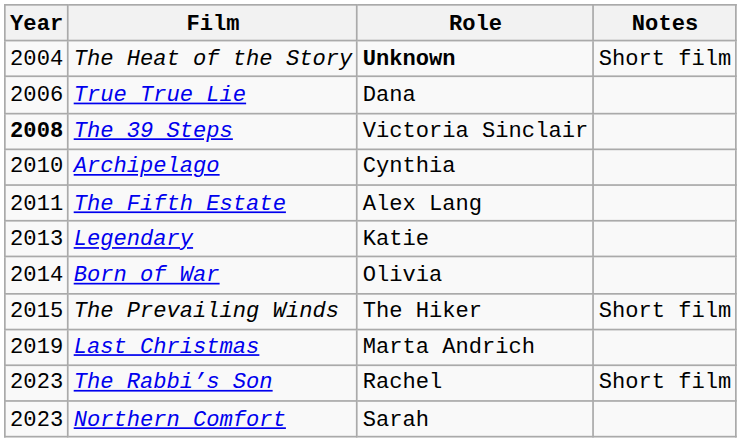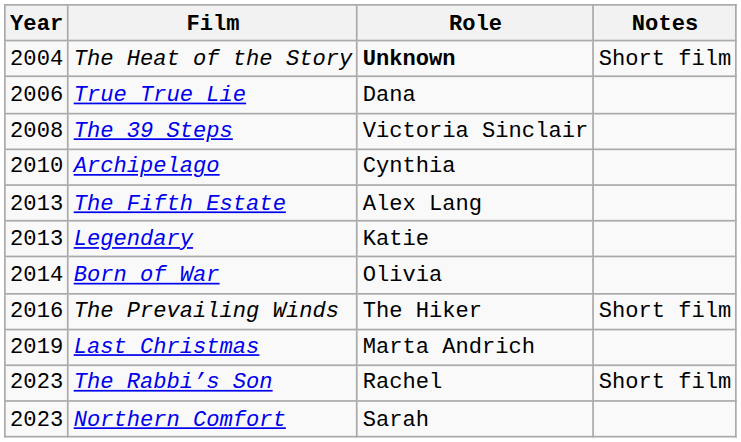(37, 131) bold -> (37, 131) normal
(37, 203) 2011 -> (37, 203) 2013
(37, 311) 2015 -> (37, 311) 2016
